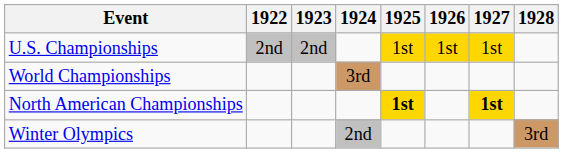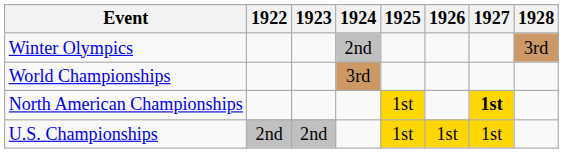rows swapped: (71, 133) <-> (83, 47)
(403, 104) bold -> (403, 104) normal
